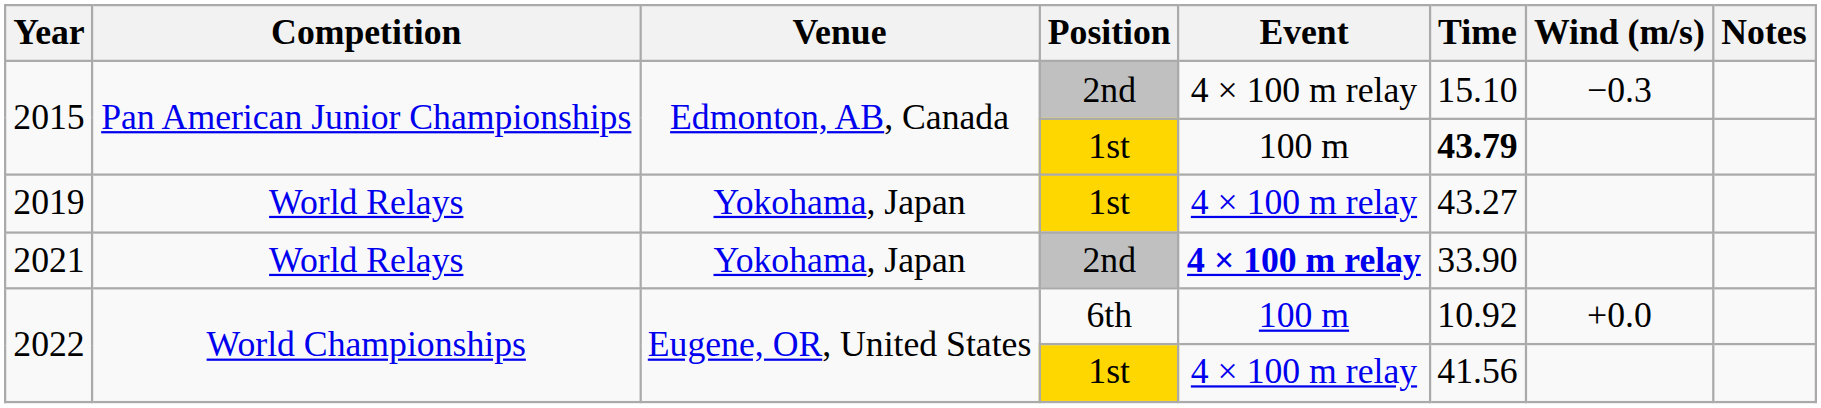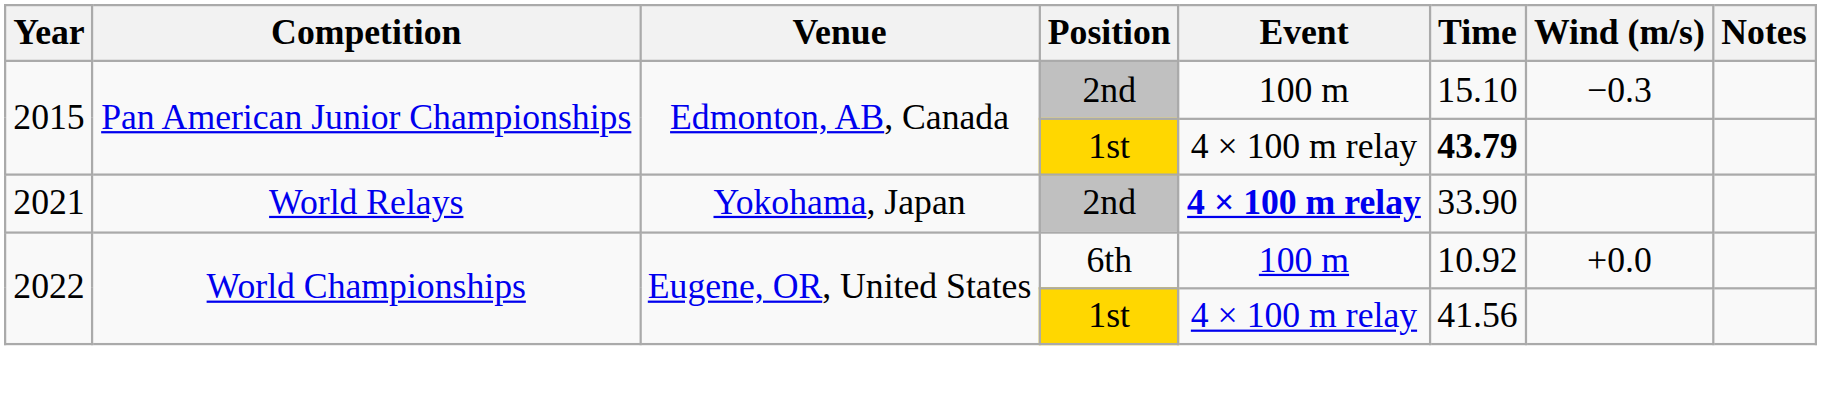(1304, 89) 4 × 100 m relay -> (1304, 89) 100 m
(1304, 145) 100 m -> (1304, 145) 4 × 100 m relay
- row: (49, 202)
